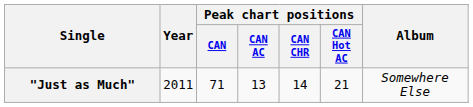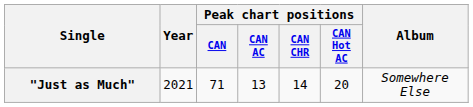(178, 85) 2011 -> (178, 85) 2021
(341, 85) 21 -> (341, 85) 20
